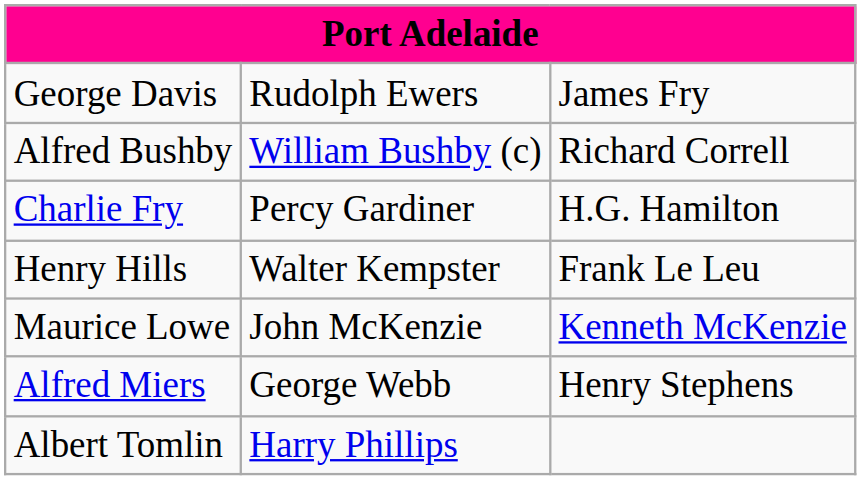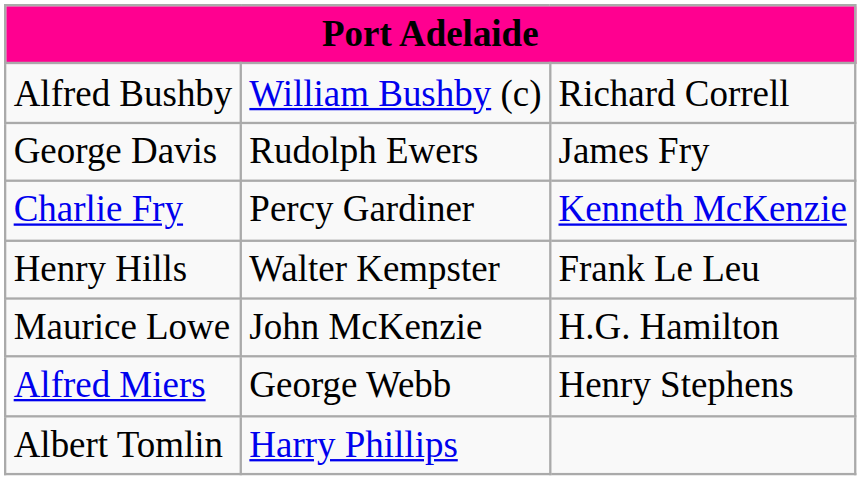rows swapped: (123, 151) <-> (115, 92)
(669, 209) H.G. Hamilton -> (703, 209) Kenneth McKenzie
(703, 326) Kenneth McKenzie -> (669, 326) H.G. Hamilton
